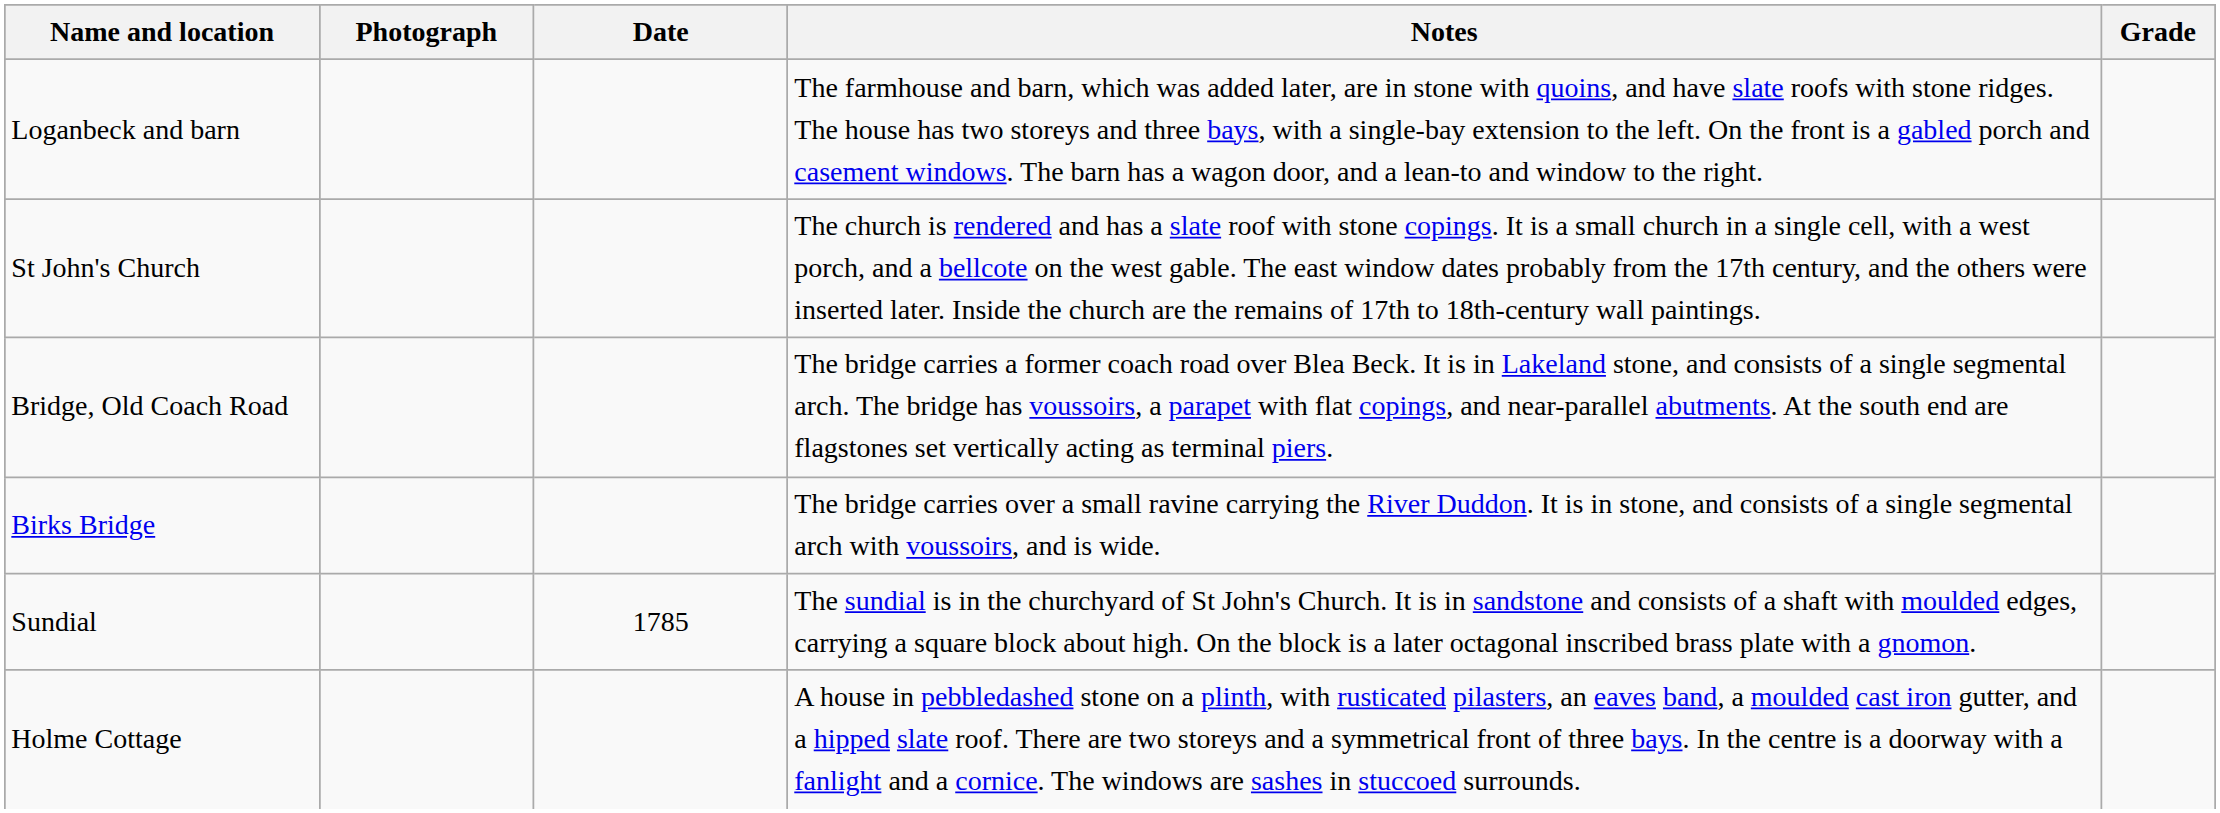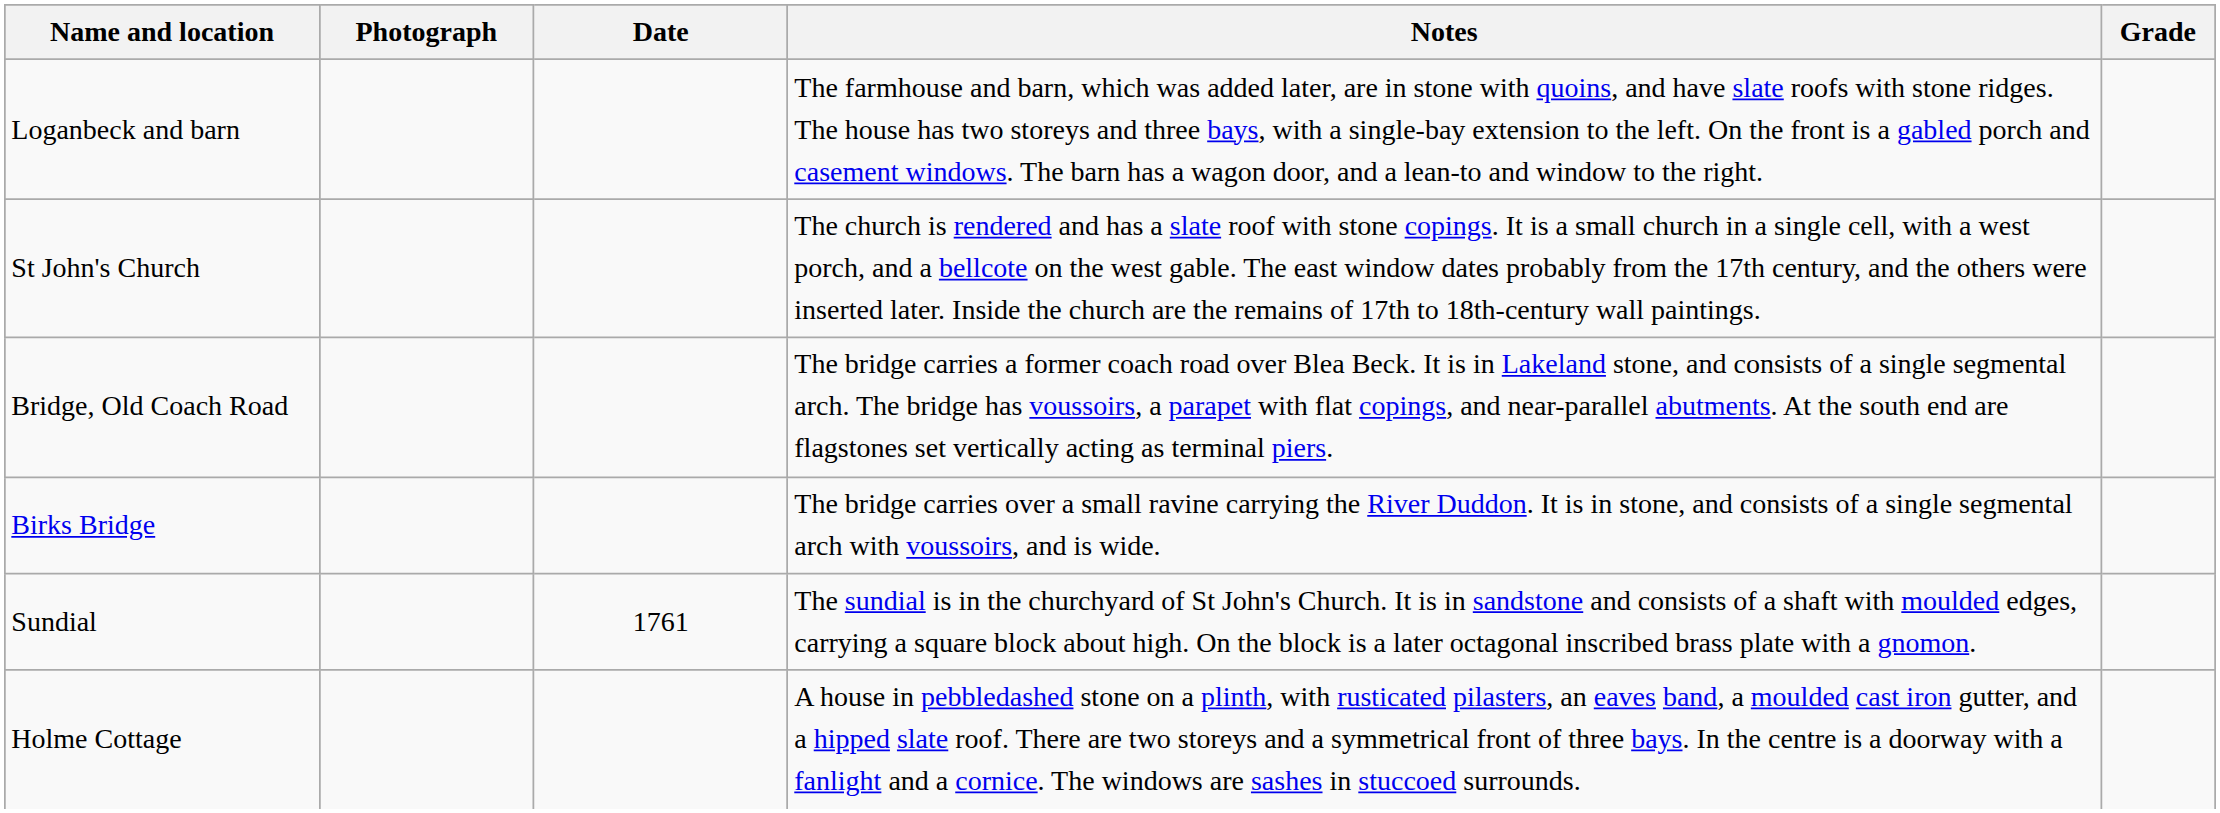(661, 621) 1785 -> (661, 621) 1761
